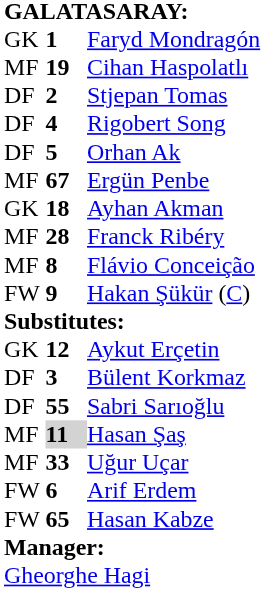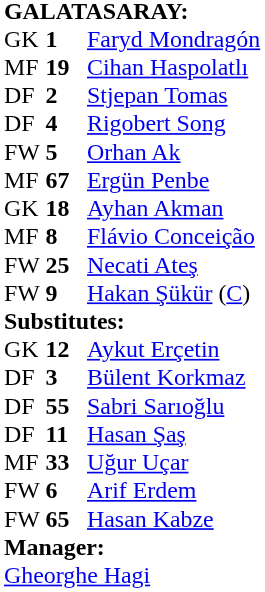(19, 151) DF -> (22, 151) FW
- row: (156, 236)
+ row: (142, 264)
(21, 434) MF -> (19, 434) DF
(57, 434) lightgrey background -> (57, 434) no background
